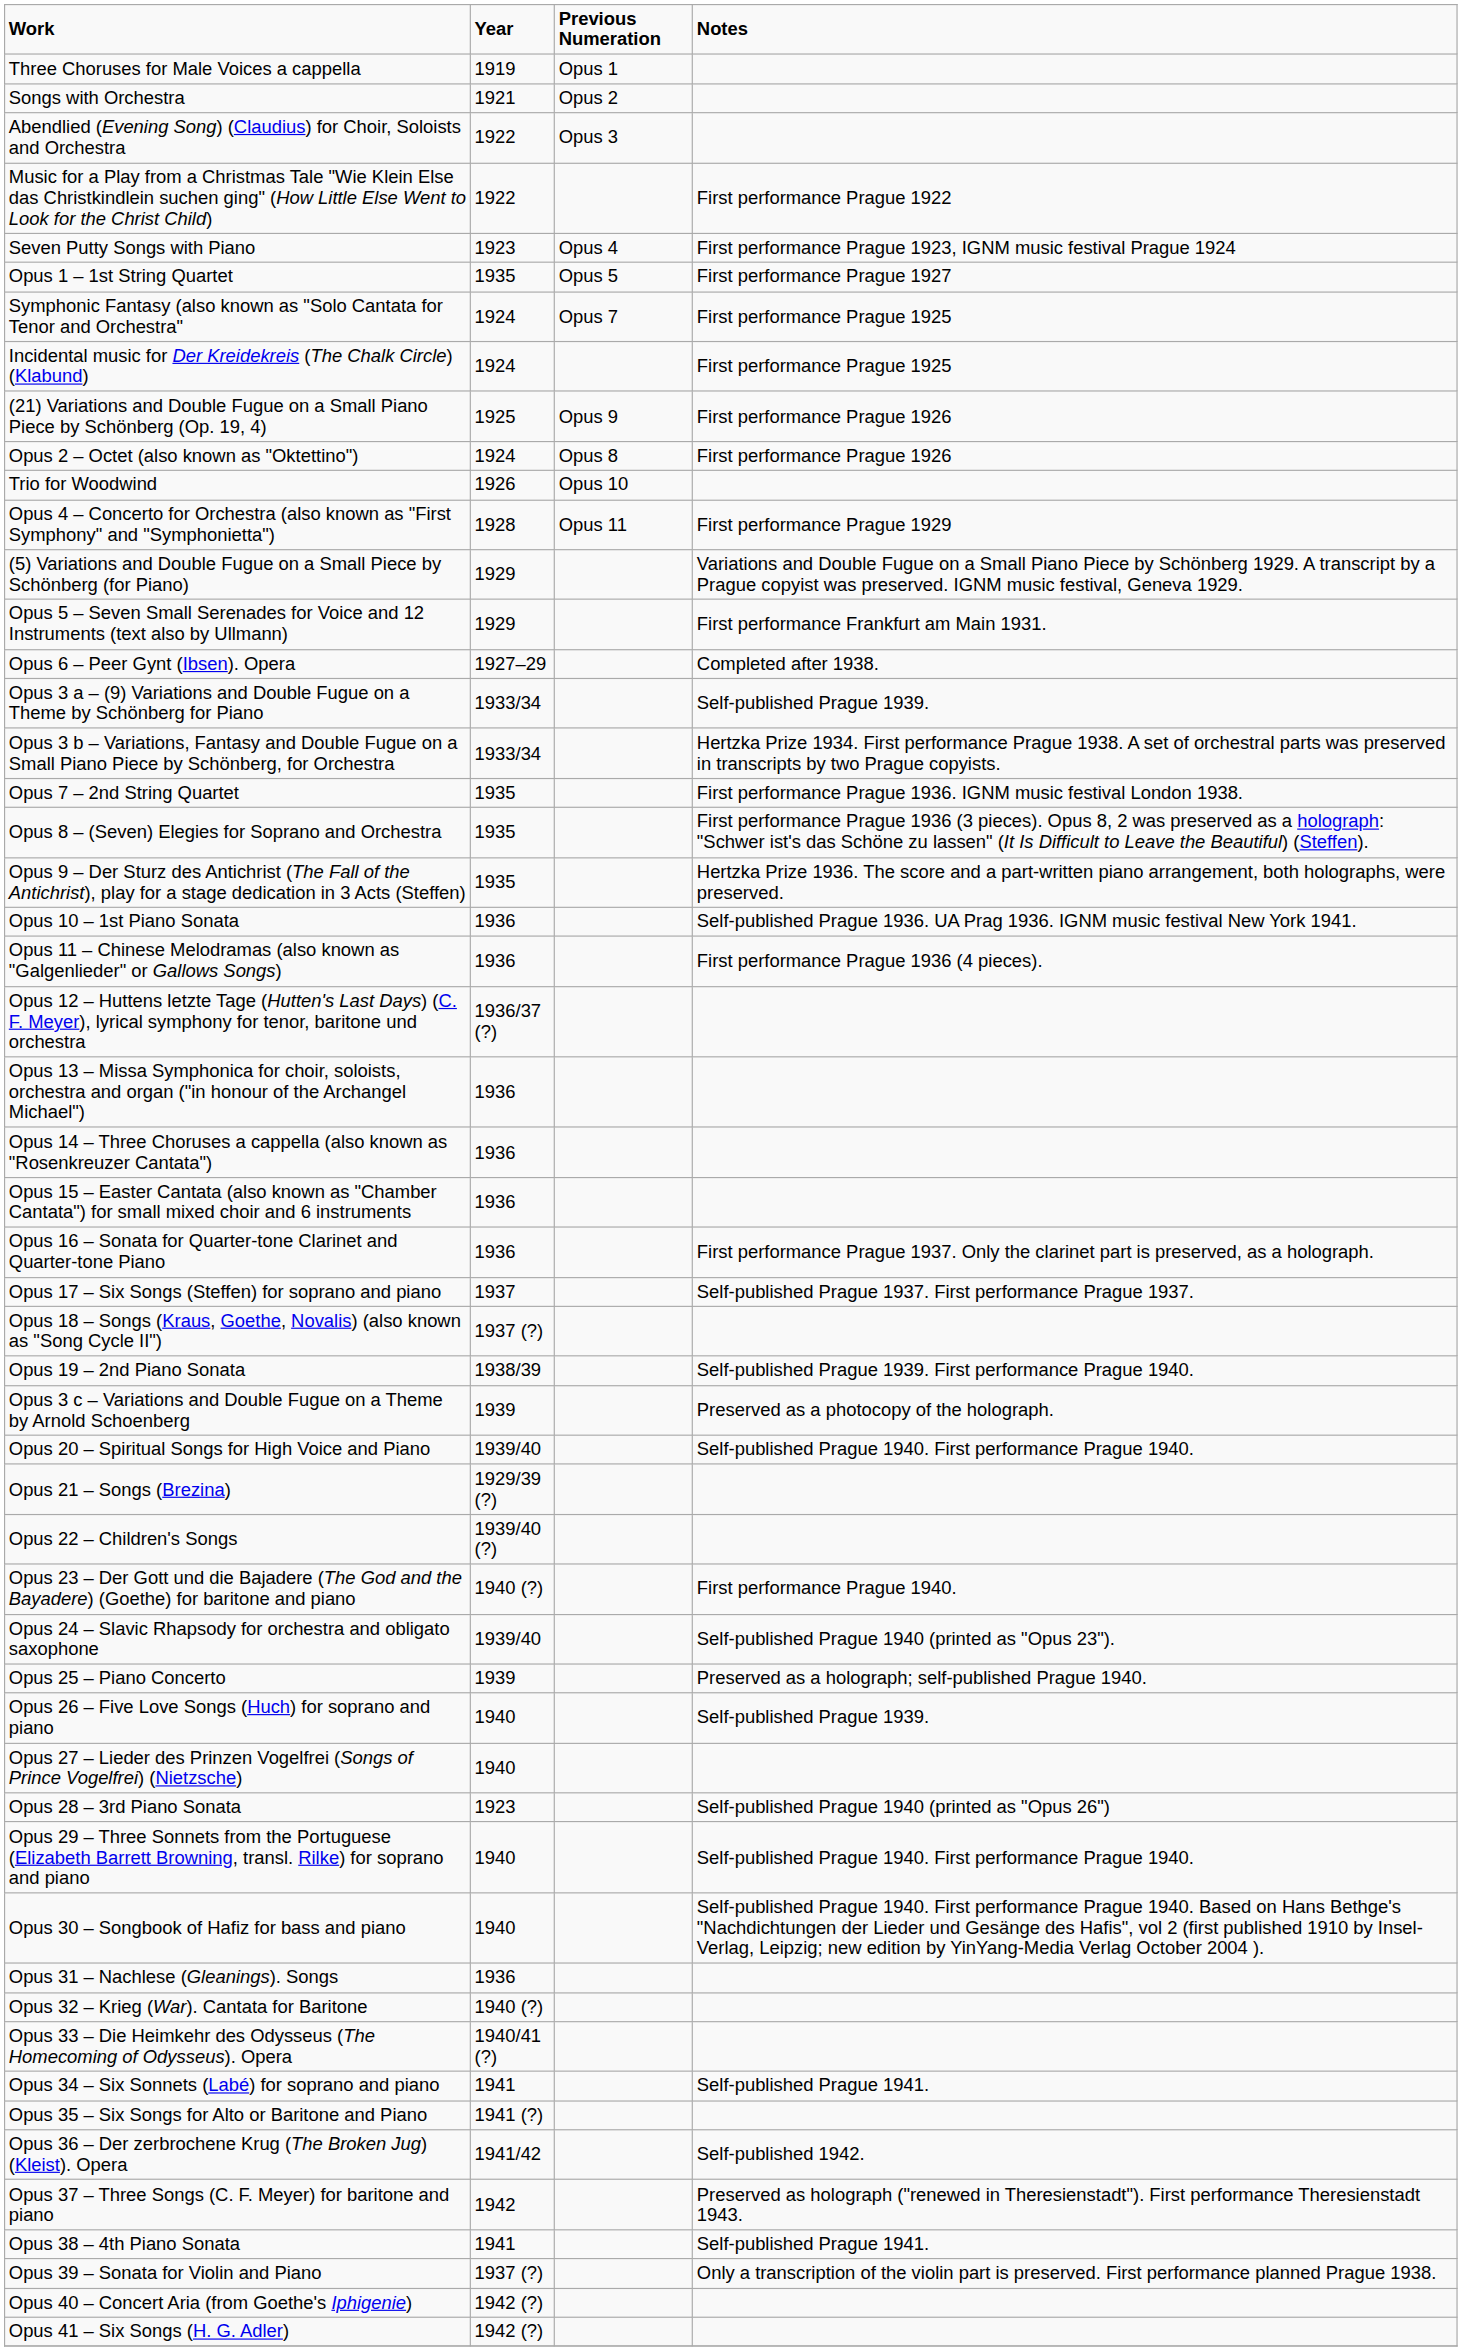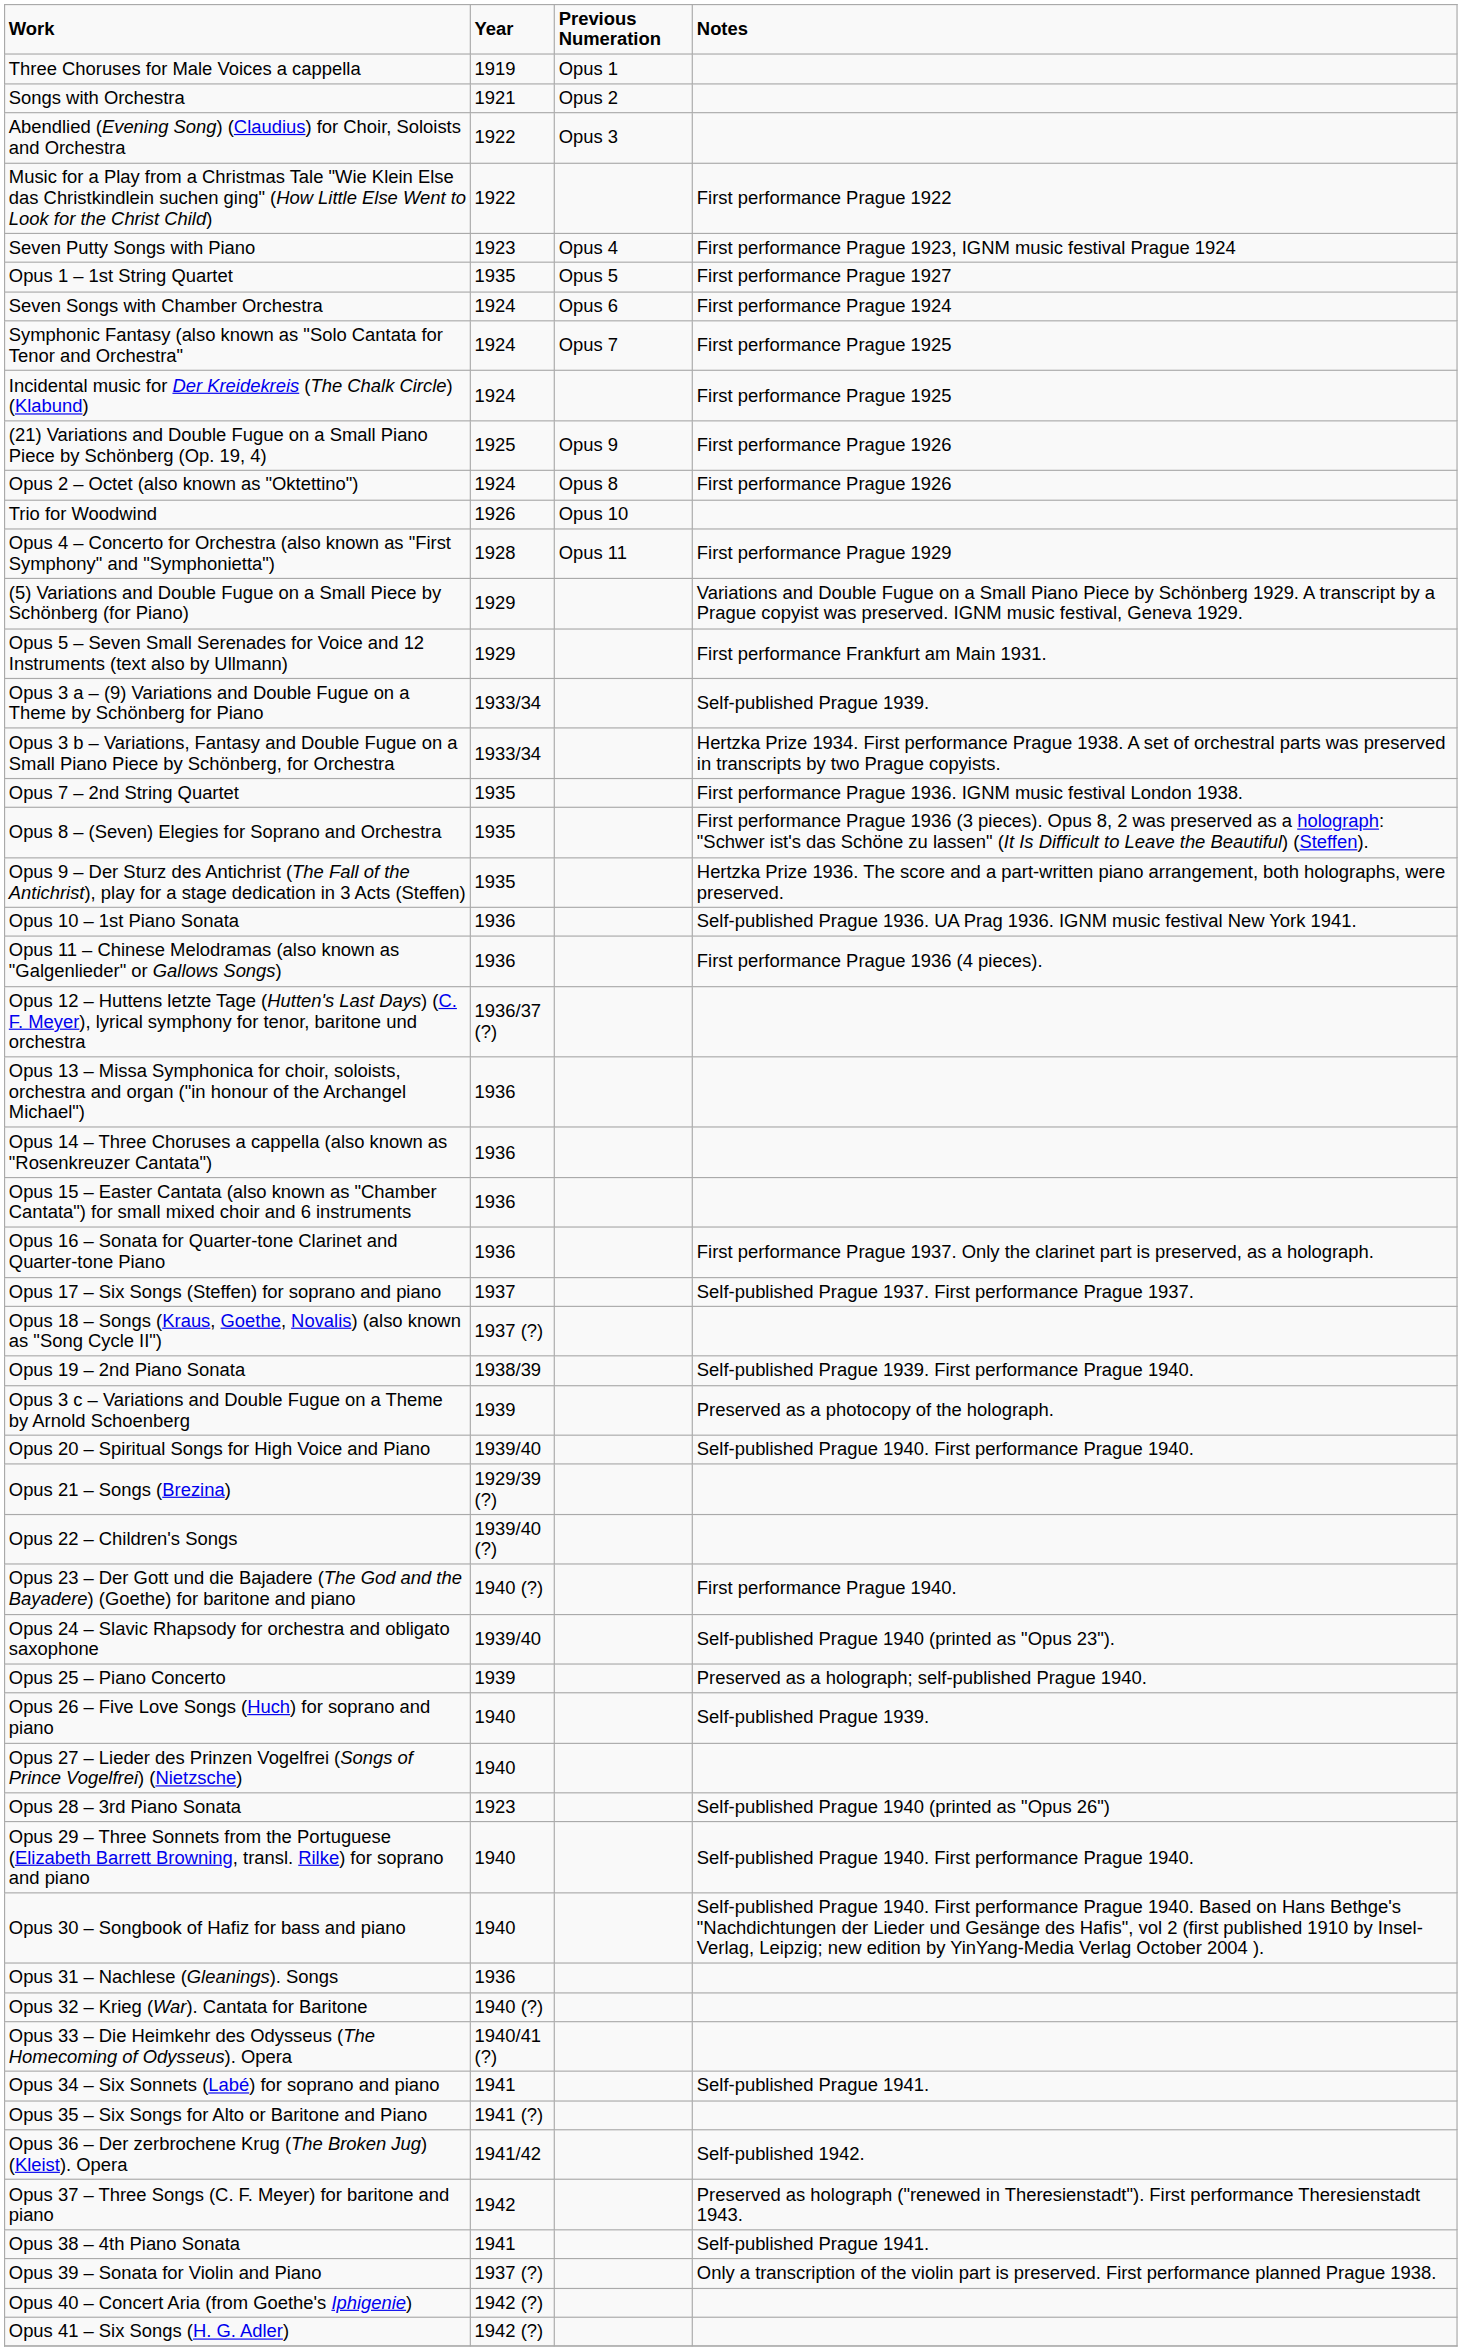+ row: (166, 306)
- row: (152, 663)
